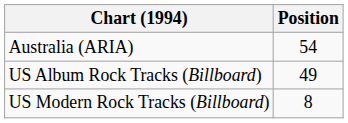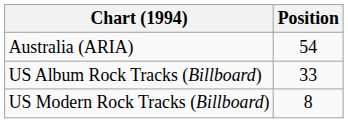(308, 74) 49 -> (308, 74) 33
